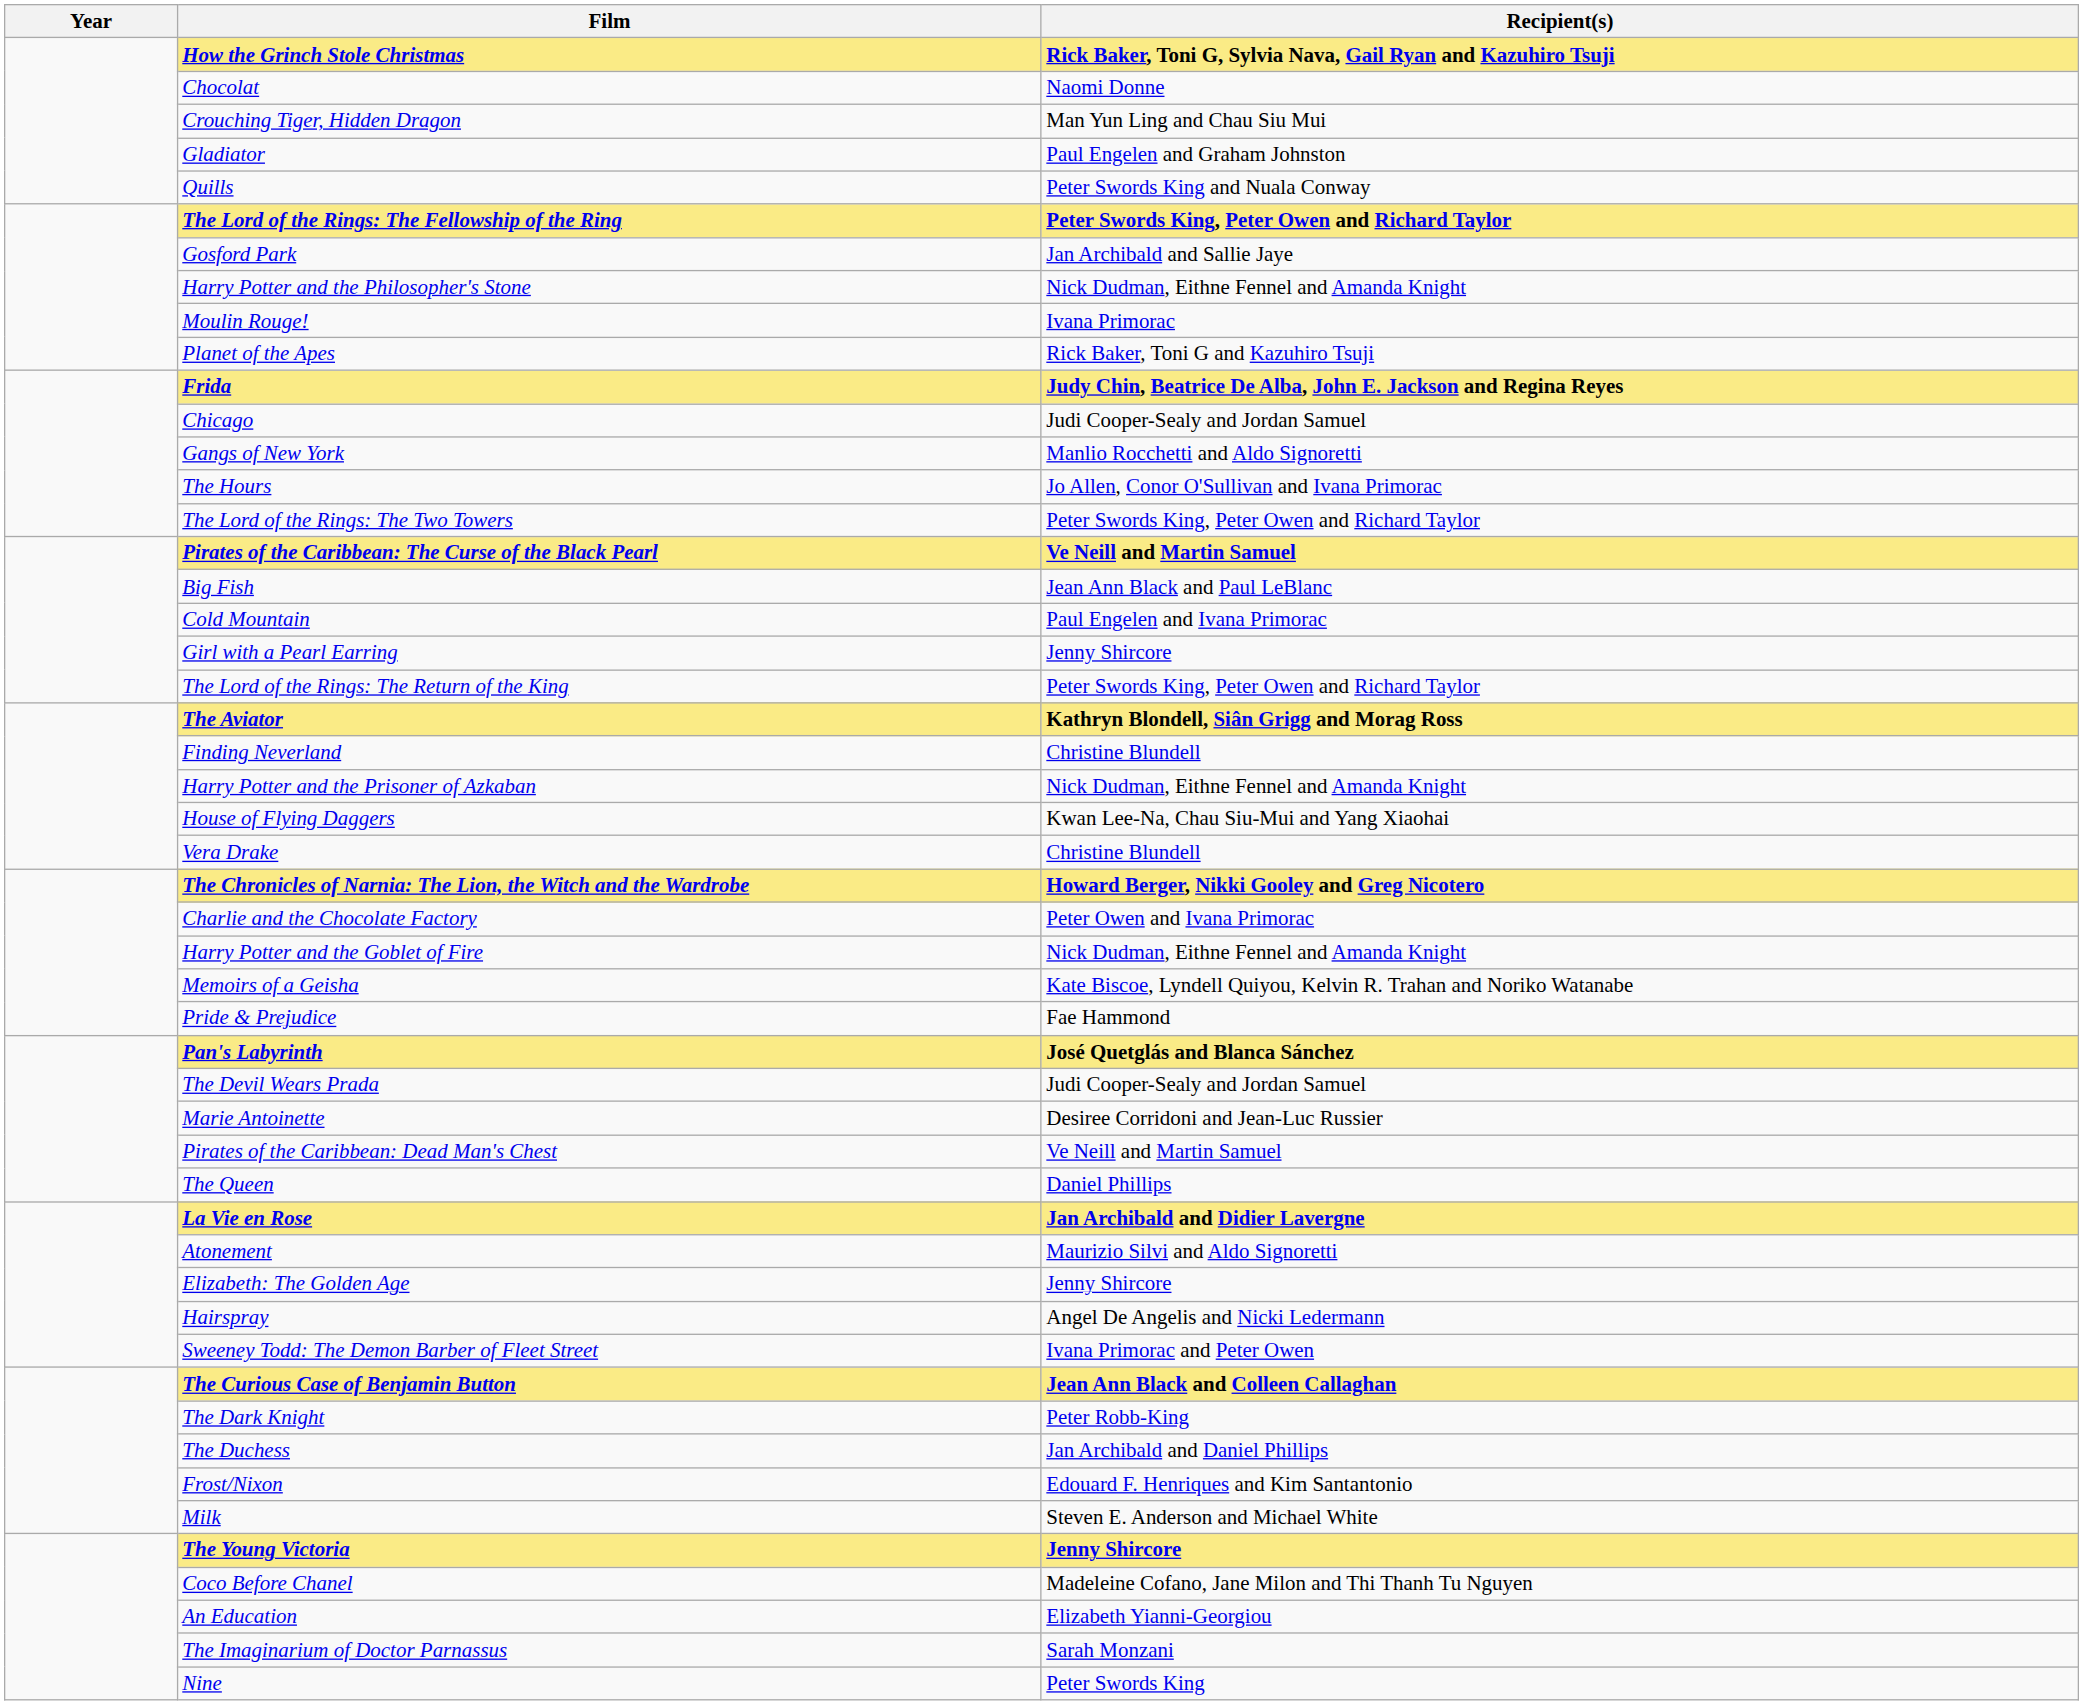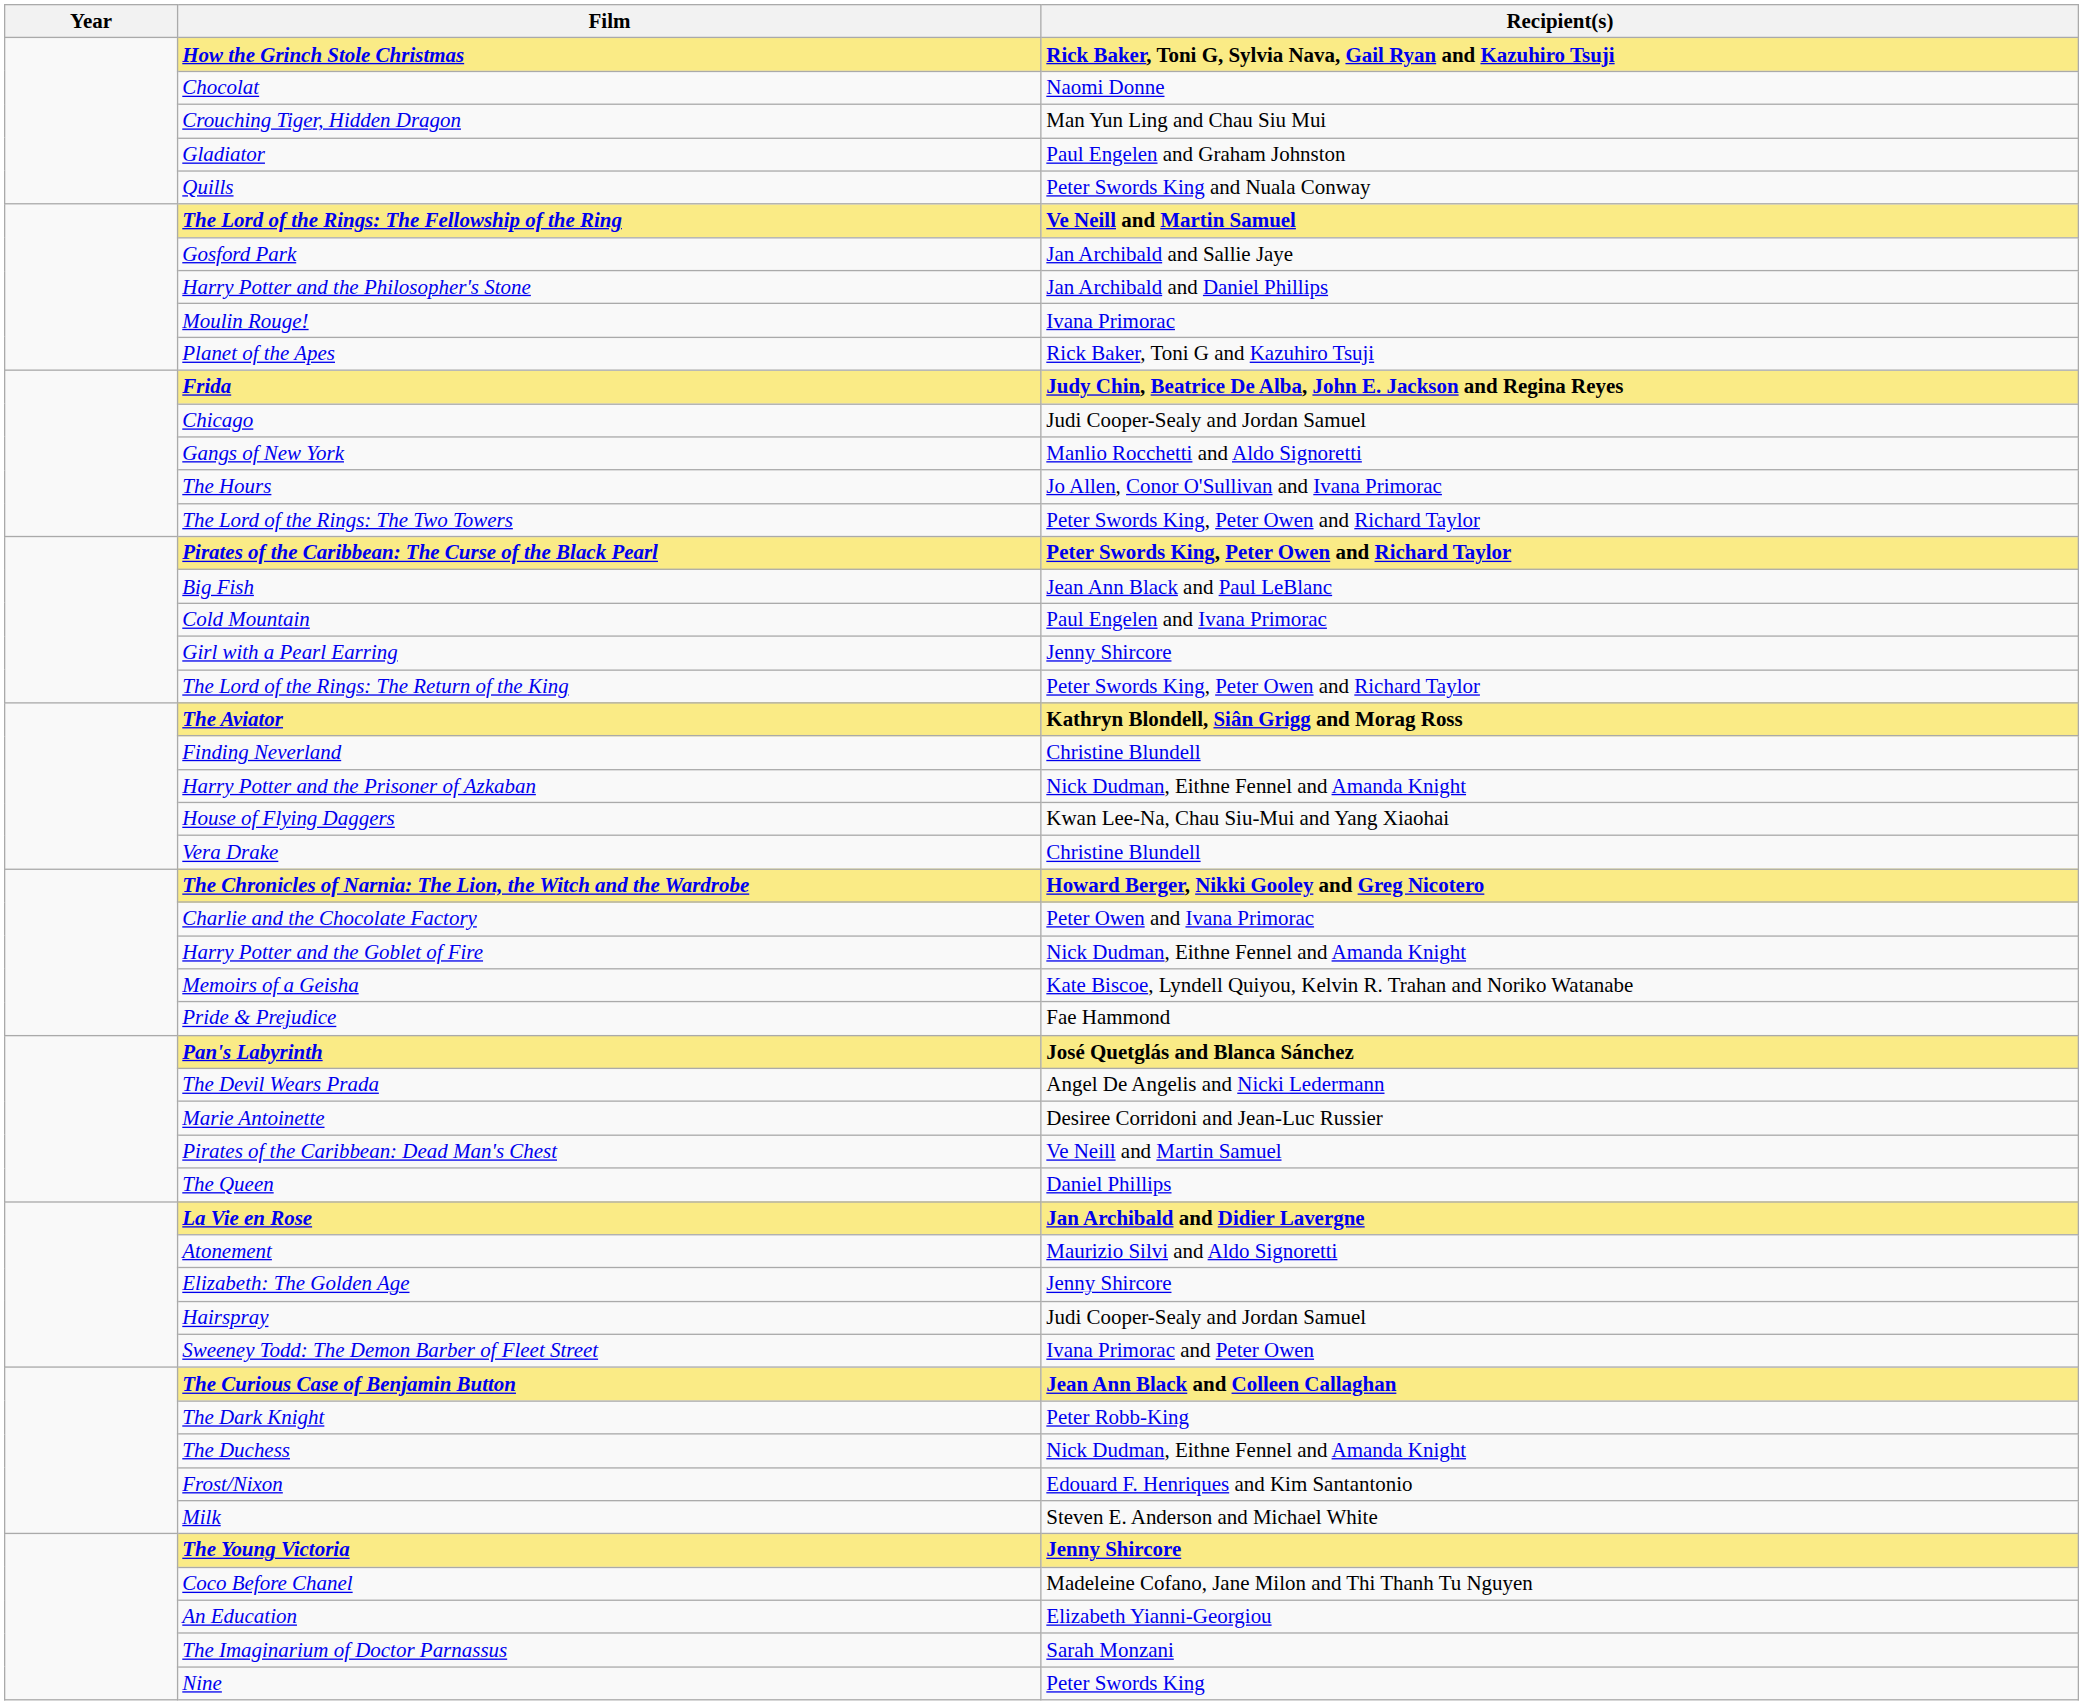(1279, 220) Peter Swords King, Peter Owen and Richard Taylor -> (1171, 220) Ve Neill and Martin Samuel
(1256, 287) Nick Dudman, Eithne Fennel and Amanda Knight -> (1187, 287) Jan Archibald and Daniel Phillips
(1171, 552) Ve Neill and Martin Samuel -> (1279, 552) Peter Swords King, Peter Owen and Richard Taylor
(1206, 1084) Judi Cooper-Sealy and Jordan Samuel -> (1215, 1084) Angel De Angelis and Nicki Ledermann
(1215, 1317) Angel De Angelis and Nicki Ledermann -> (1206, 1317) Judi Cooper-Sealy and Jordan Samuel
(1187, 1450) Jan Archibald and Daniel Phillips -> (1256, 1450) Nick Dudman, Eithne Fennel and Amanda Knight
